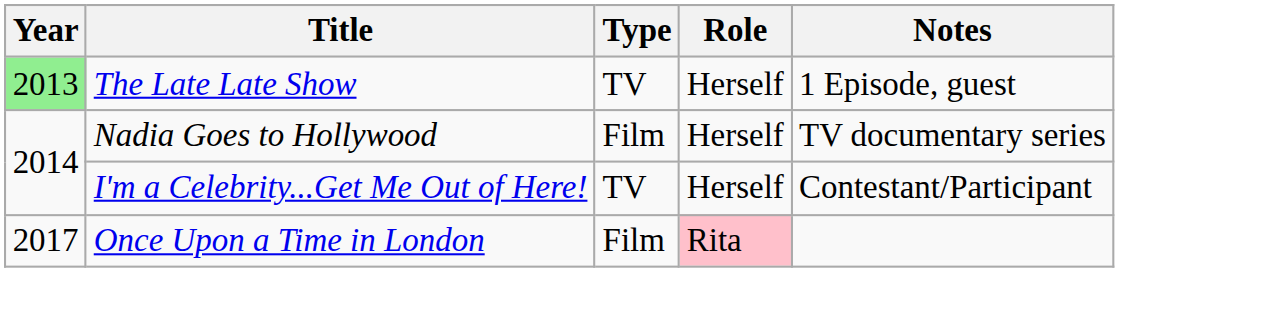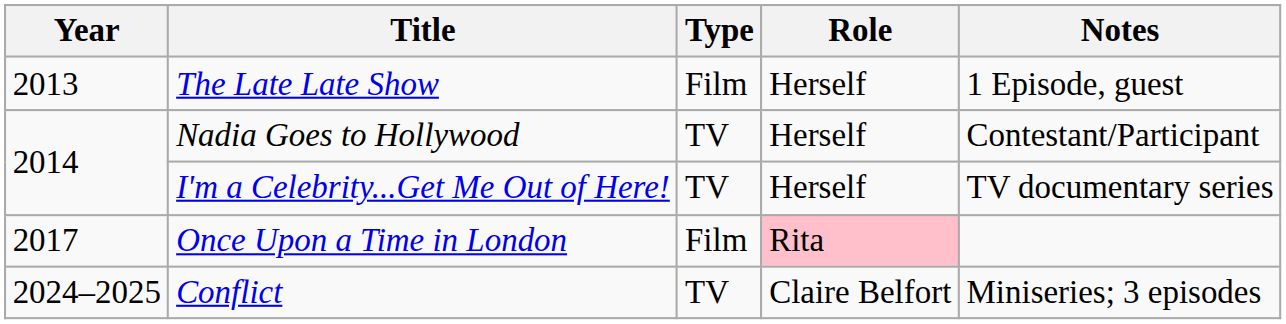(46, 82) lightgreen background -> (46, 82) no background
(625, 82) TV -> (716, 82) Film
(634, 135) Film -> (707, 135) TV
(952, 135) TV documentary series -> (1113, 135) Contestant/Participant
(945, 187) Contestant/Participant -> (1120, 187) TV documentary series
+ row: (229, 291)
